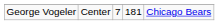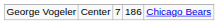(133, 12) 181 -> (133, 12) 186
